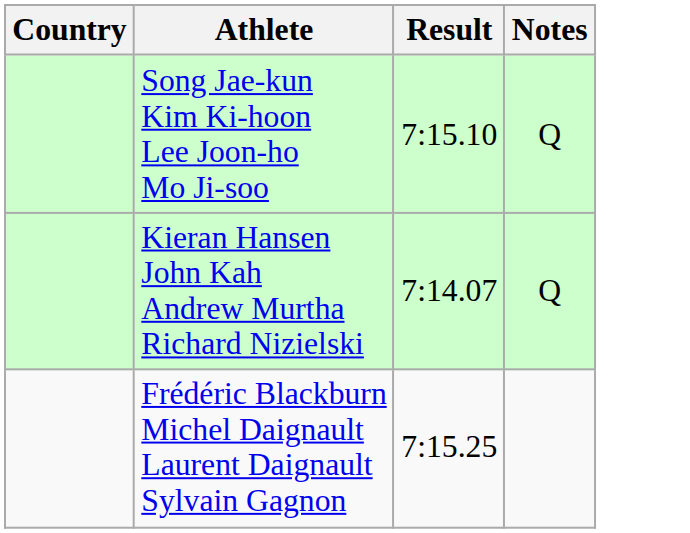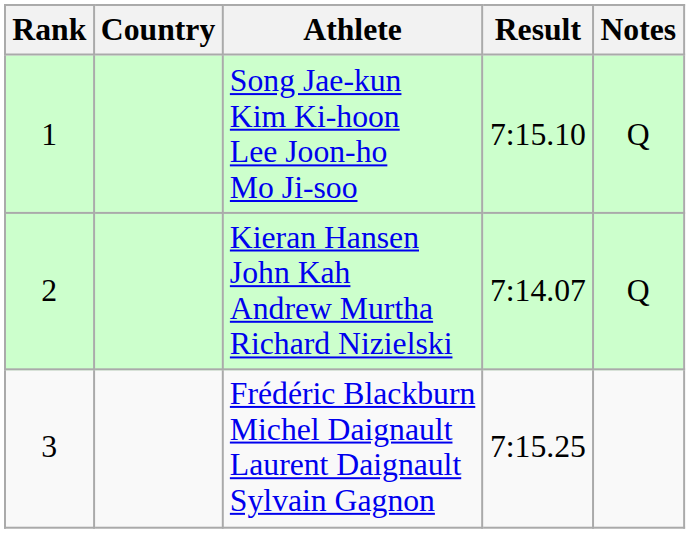+ column: (49, 29)
